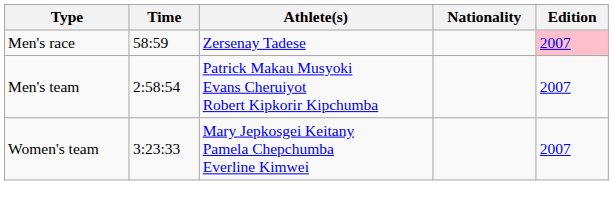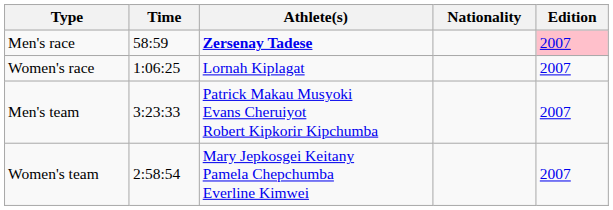(254, 43) normal -> (258, 43) bold
+ row: (51, 68)
(157, 86) 2:58:54 -> (157, 112) 3:23:33
(157, 149) 3:23:33 -> (157, 174) 2:58:54
